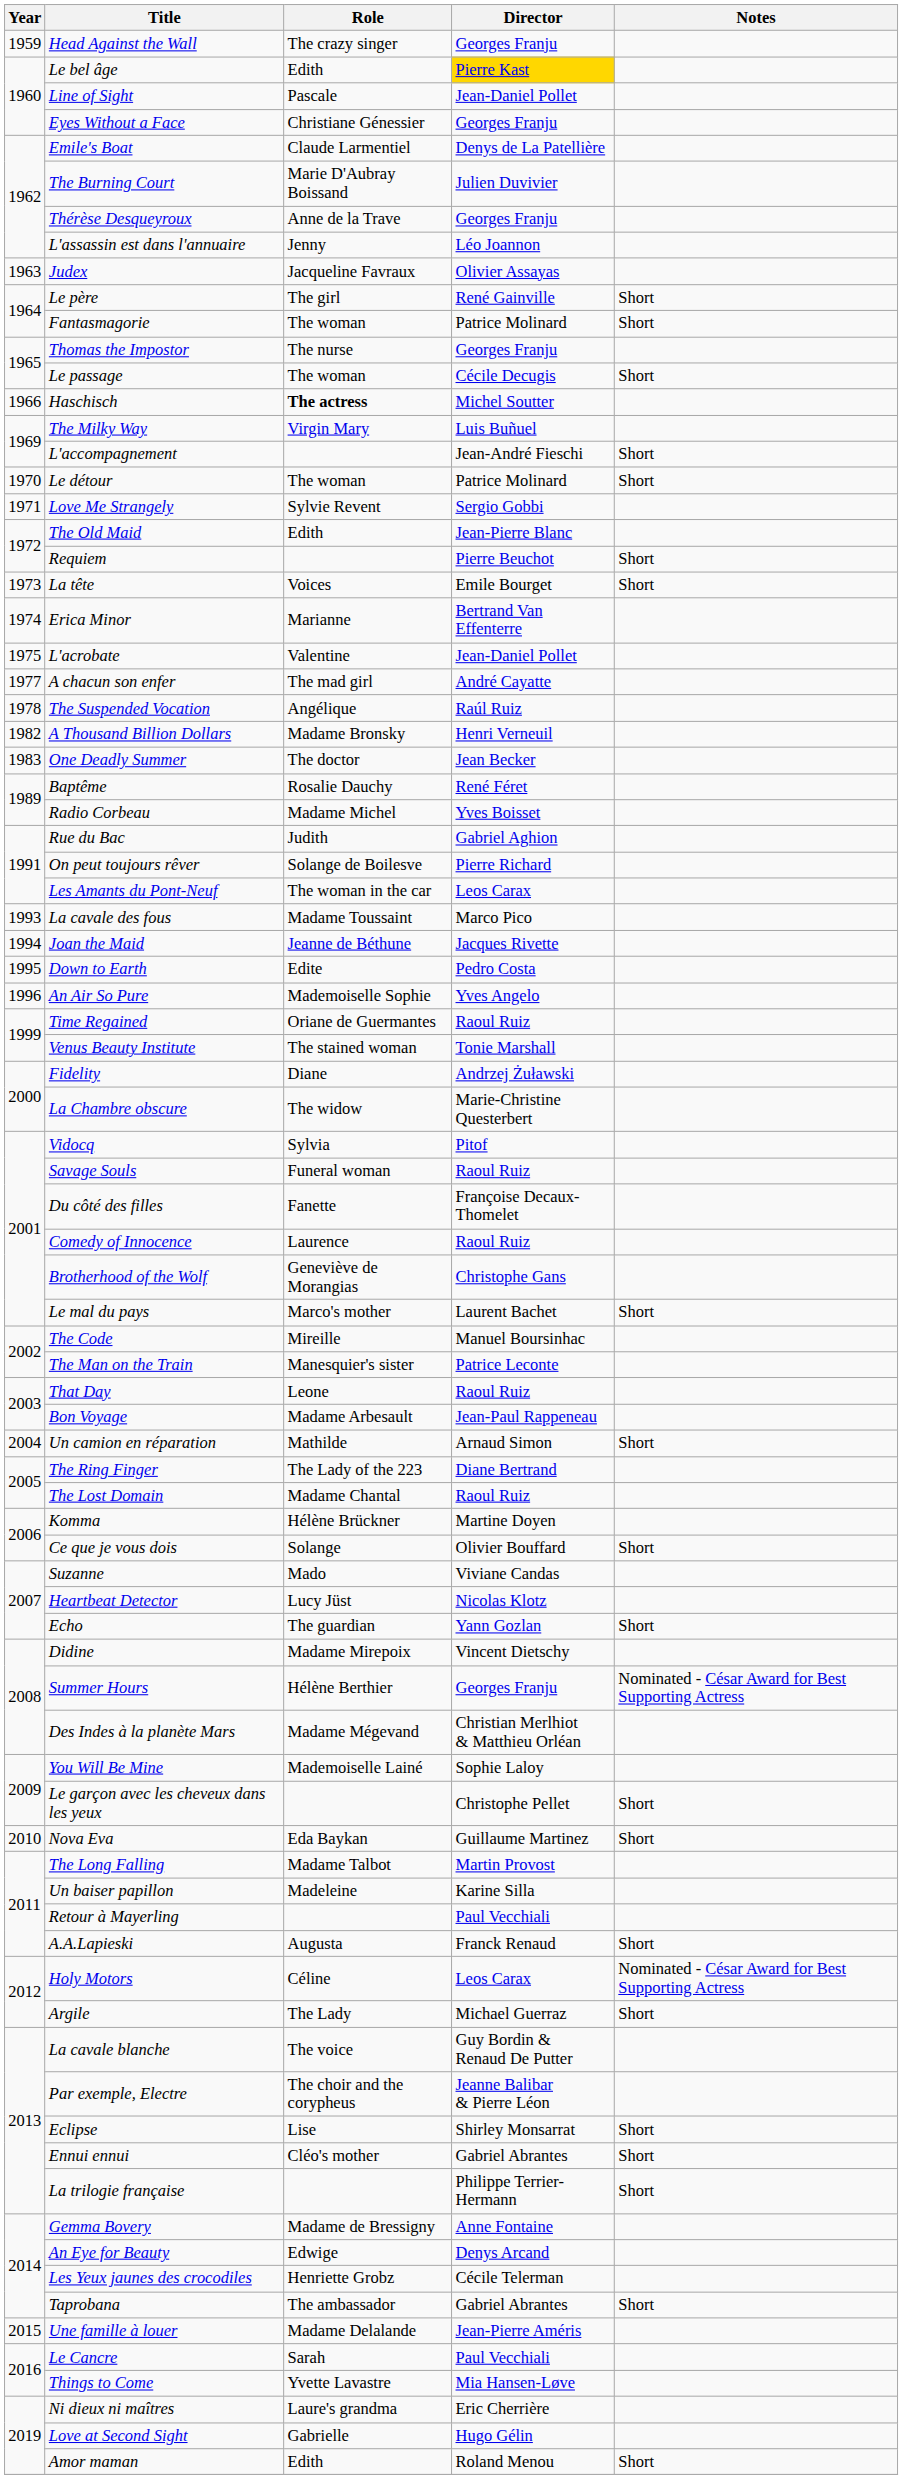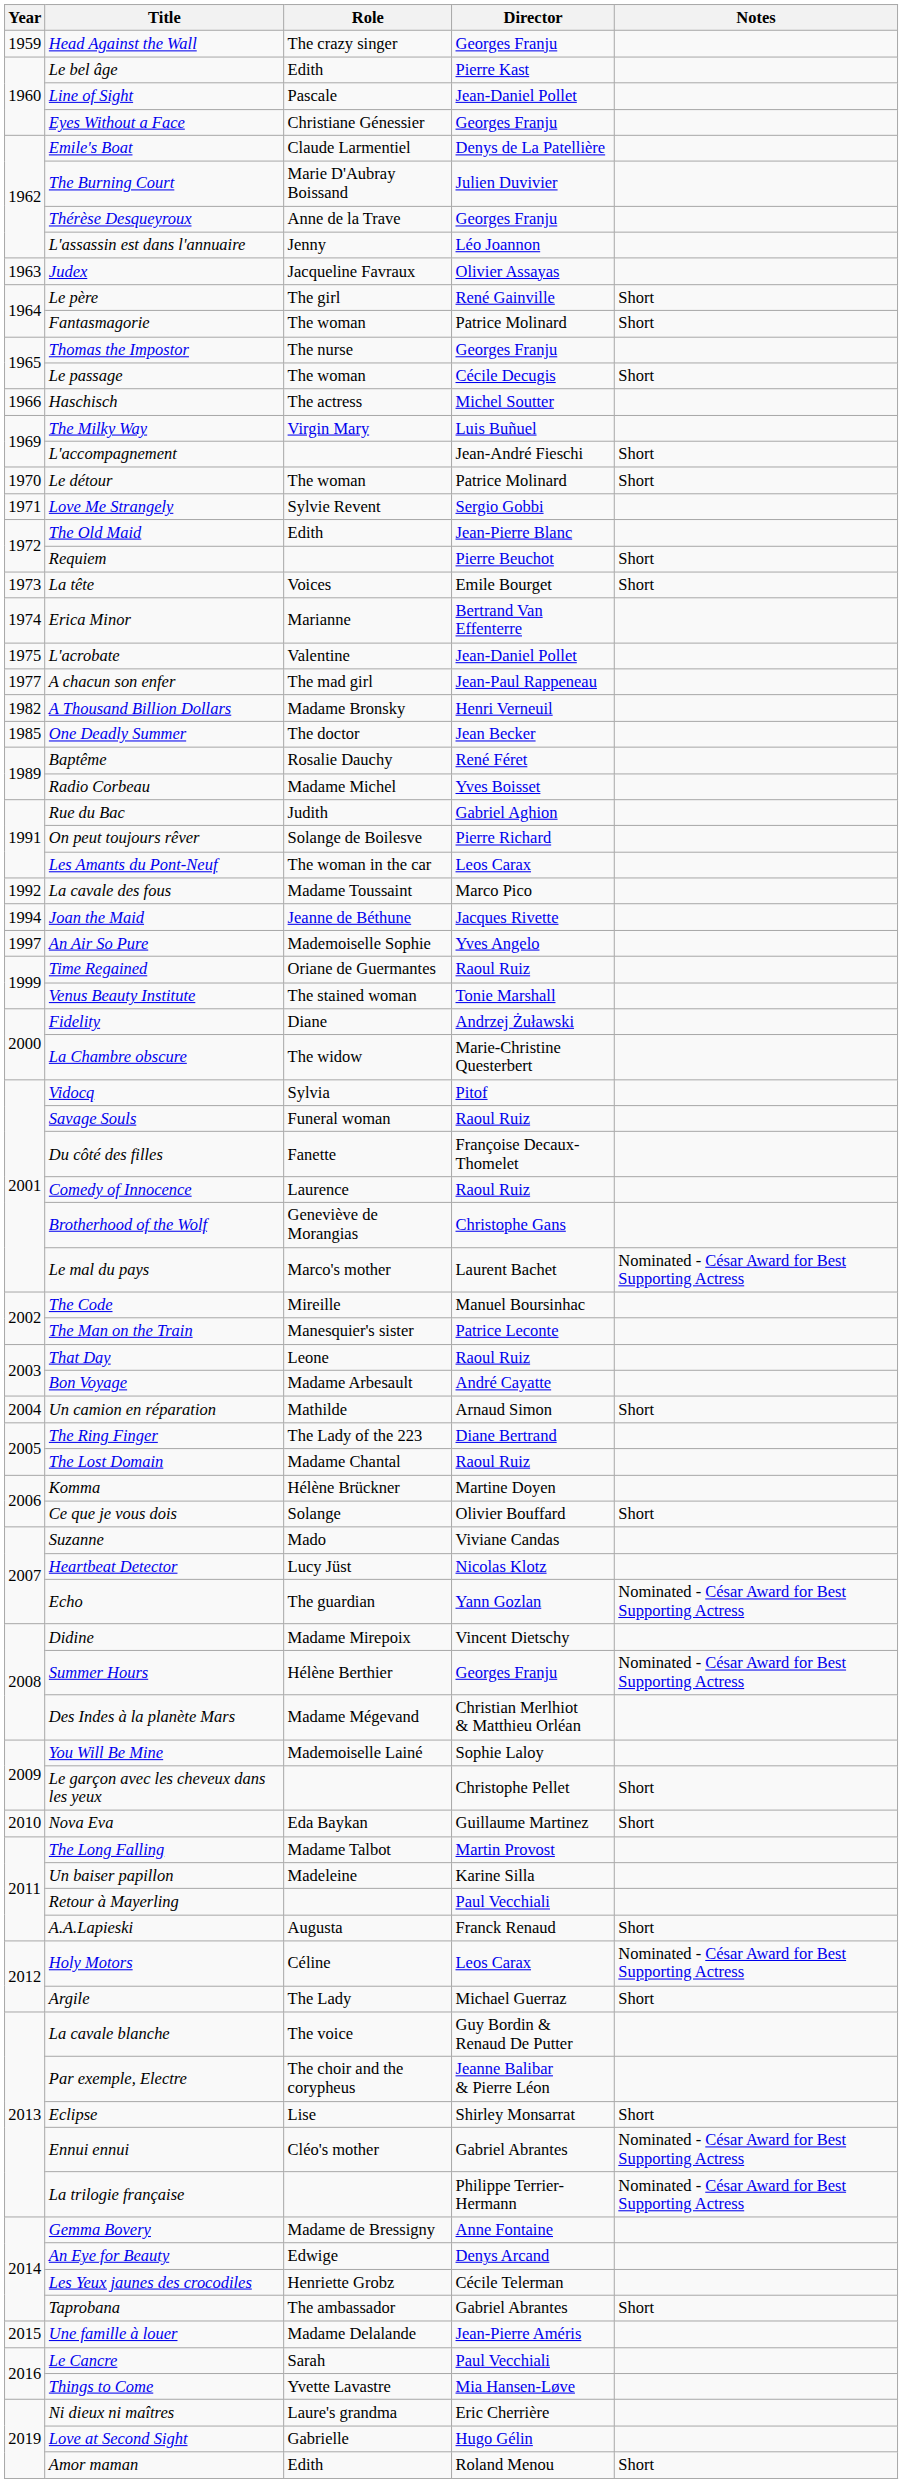(492, 69) gold background -> (492, 69) no background
(328, 402) bold -> (325, 402) normal
(503, 681) André Cayatte -> (526, 681) Jean-Paul Rappeneau
- row: (129, 708)
(25, 760) 1983 -> (25, 734) 1985
(25, 917) 1993 -> (25, 891) 1992
- row: (98, 969)
(25, 995) 1996 -> (25, 943) 1997
(636, 1312) Short -> (732, 1269) Nominated - César Award for Best Supporting Actress
(526, 1417) Jean-Paul Rappeneau -> (503, 1383) André Cayatte
(636, 1626) Short -> (732, 1601) Nominated - César Award for Best Supporting Actress
(636, 2155) Short -> (732, 2149) Nominated - César Award for Best Supporting Actress
(636, 2190) Short -> (732, 2194) Nominated - César Award for Best Supporting Actress
